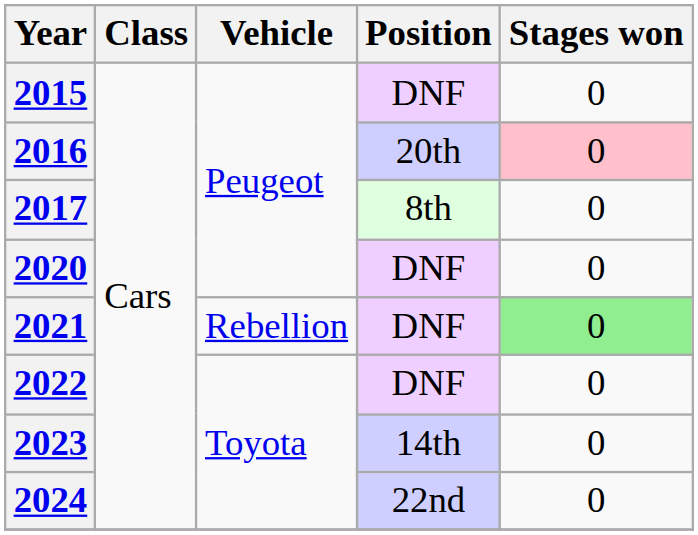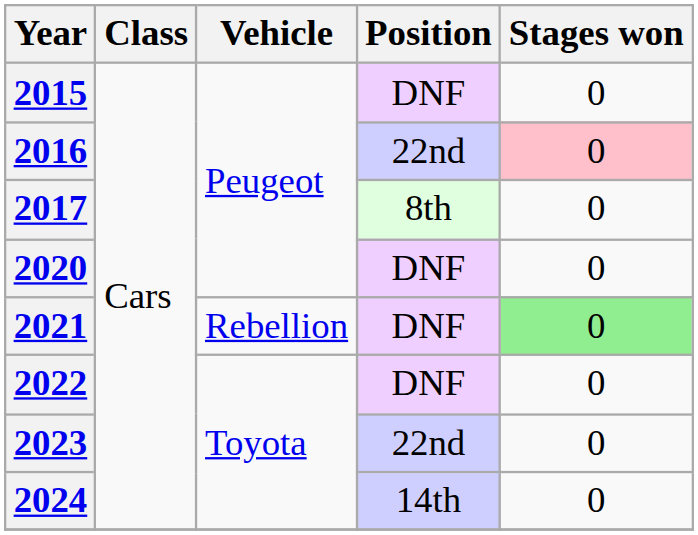(428, 150) 20th -> (428, 150) 22nd
(428, 442) 14th -> (428, 442) 22nd
(428, 500) 22nd -> (428, 500) 14th
